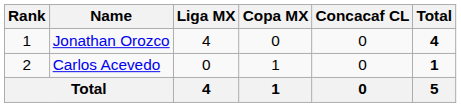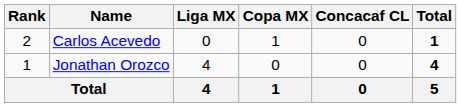rows swapped: (111, 41) <-> (106, 65)
